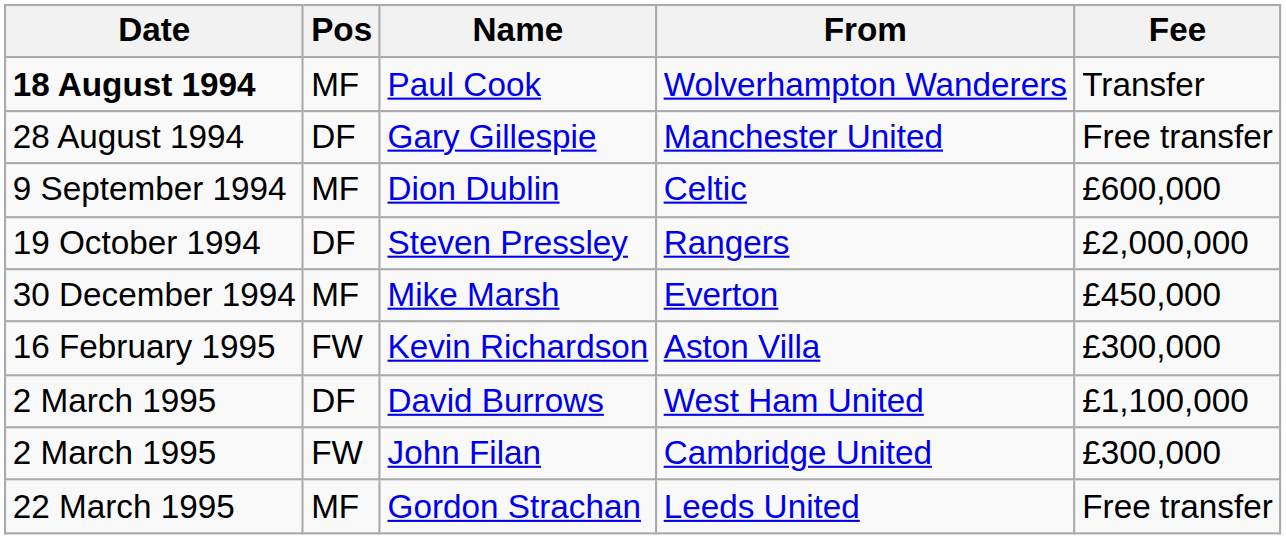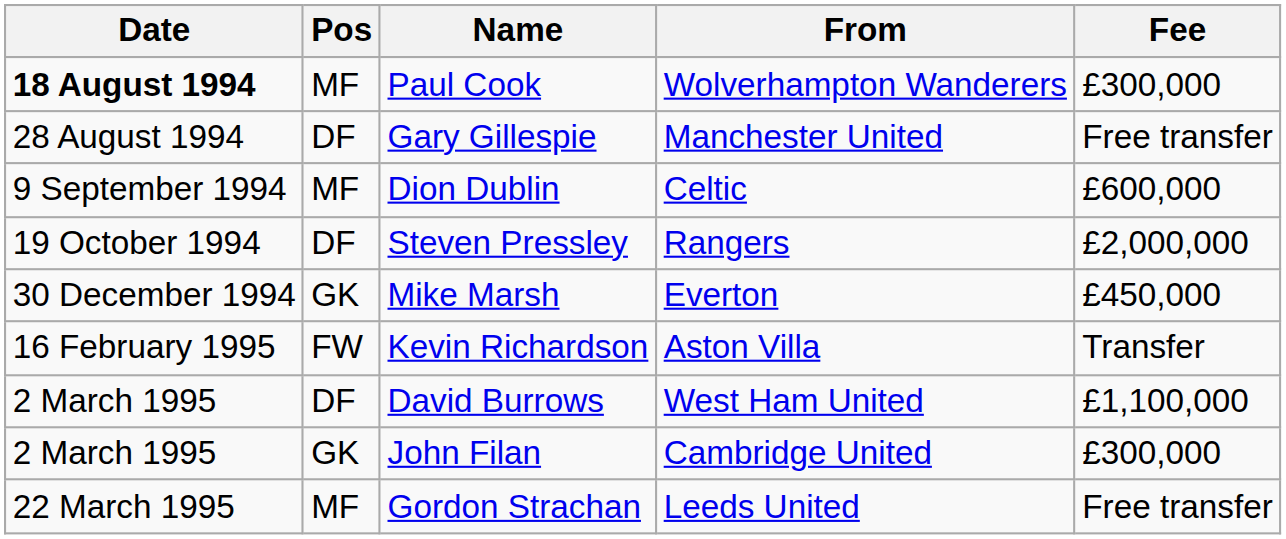(1144, 83) Transfer -> (1152, 83) £300,000
(335, 294) MF -> (335, 294) GK
(1152, 347) £300,000 -> (1144, 347) Transfer
(337, 453) FW -> (335, 453) GK
